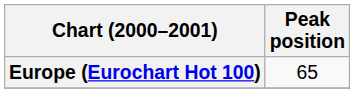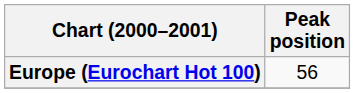(307, 72) 65 -> (307, 72) 56
